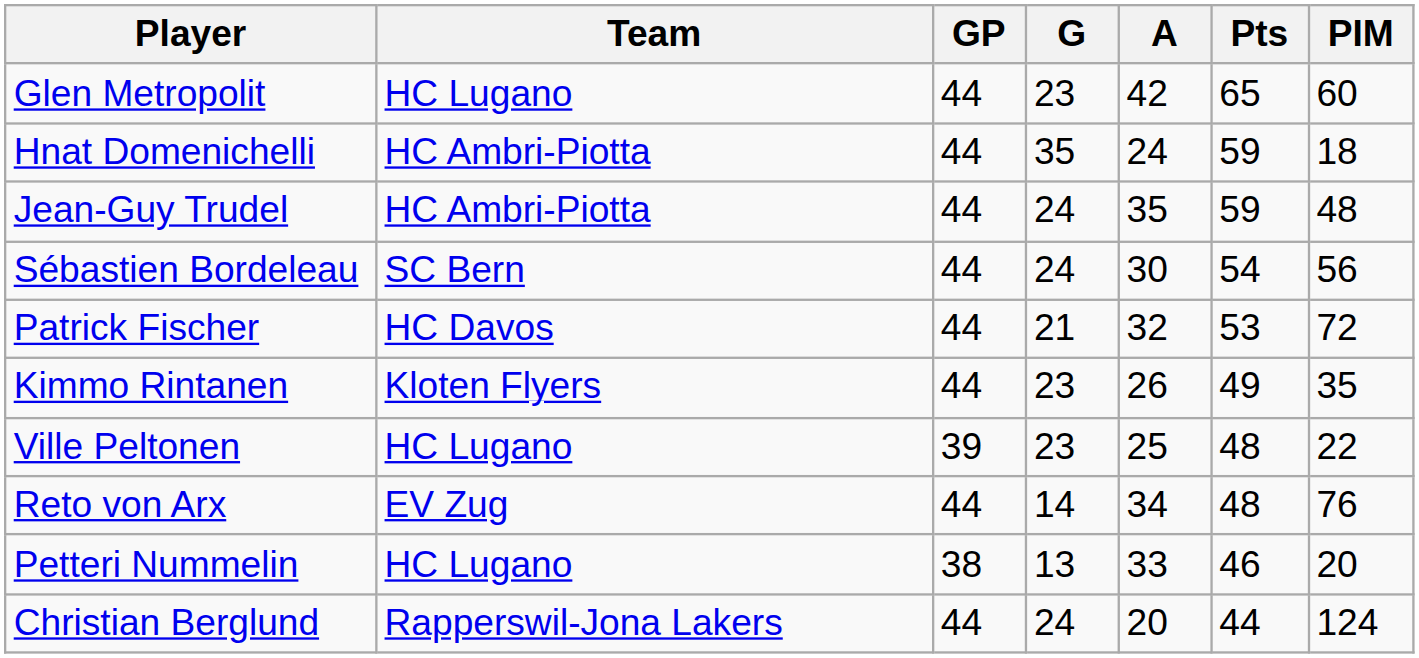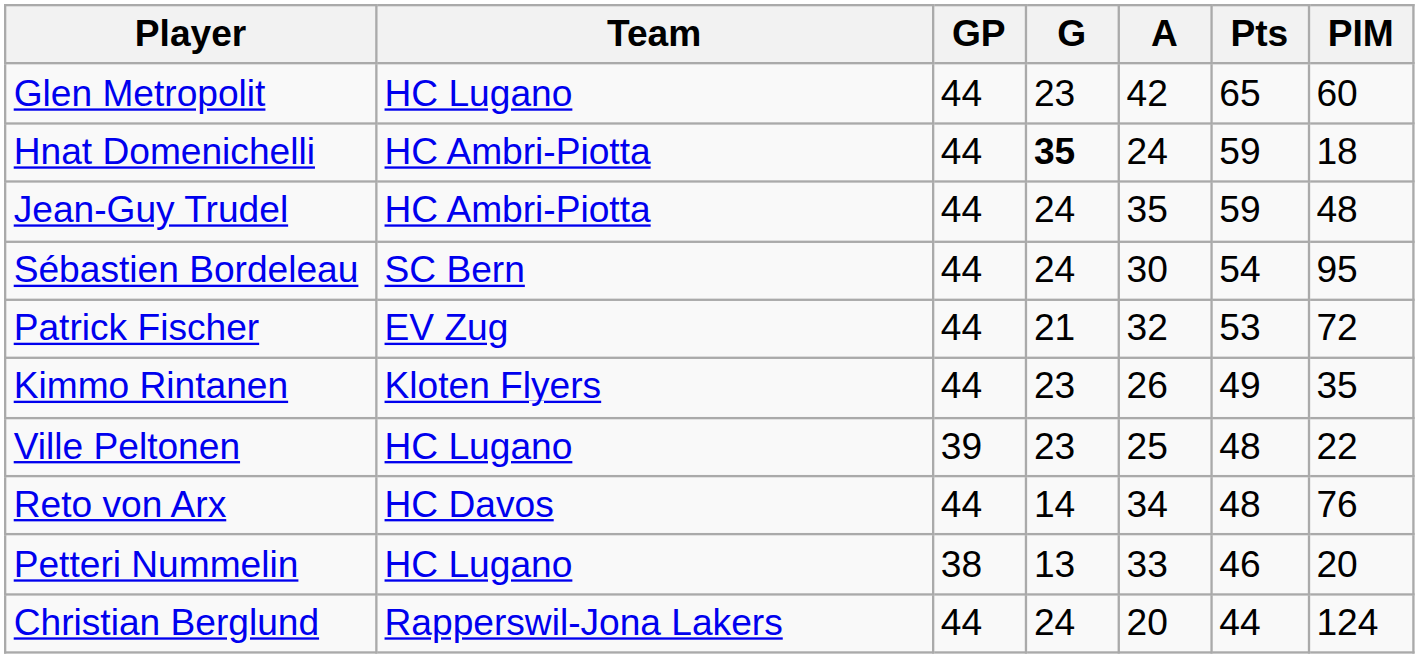(1055, 151) normal -> (1055, 151) bold
(1337, 269) 56 -> (1337, 269) 95
(469, 328) HC Davos -> (446, 328) EV Zug
(446, 504) EV Zug -> (469, 504) HC Davos
